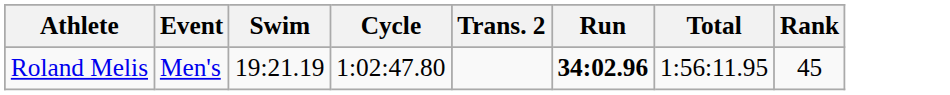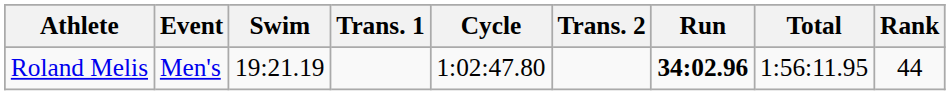+ column: (380, 25)
(810, 67) 45 -> (910, 67) 44
